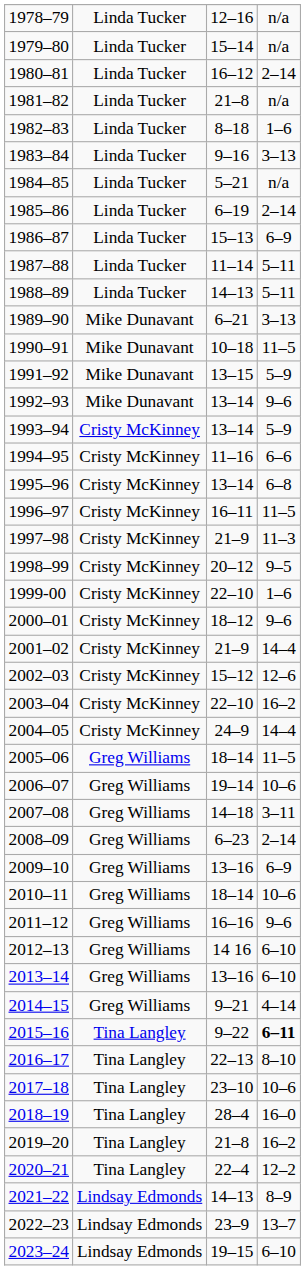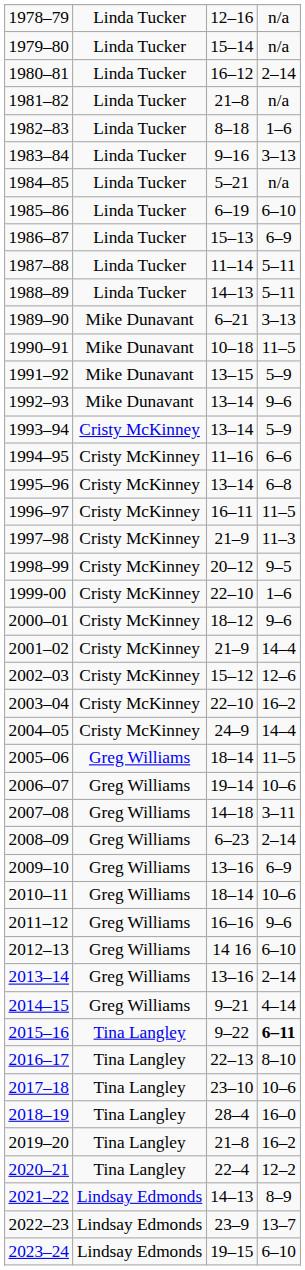(279, 210) 2–14 -> (279, 210) 6–10
(279, 977) 6–10 -> (279, 977) 2–14
